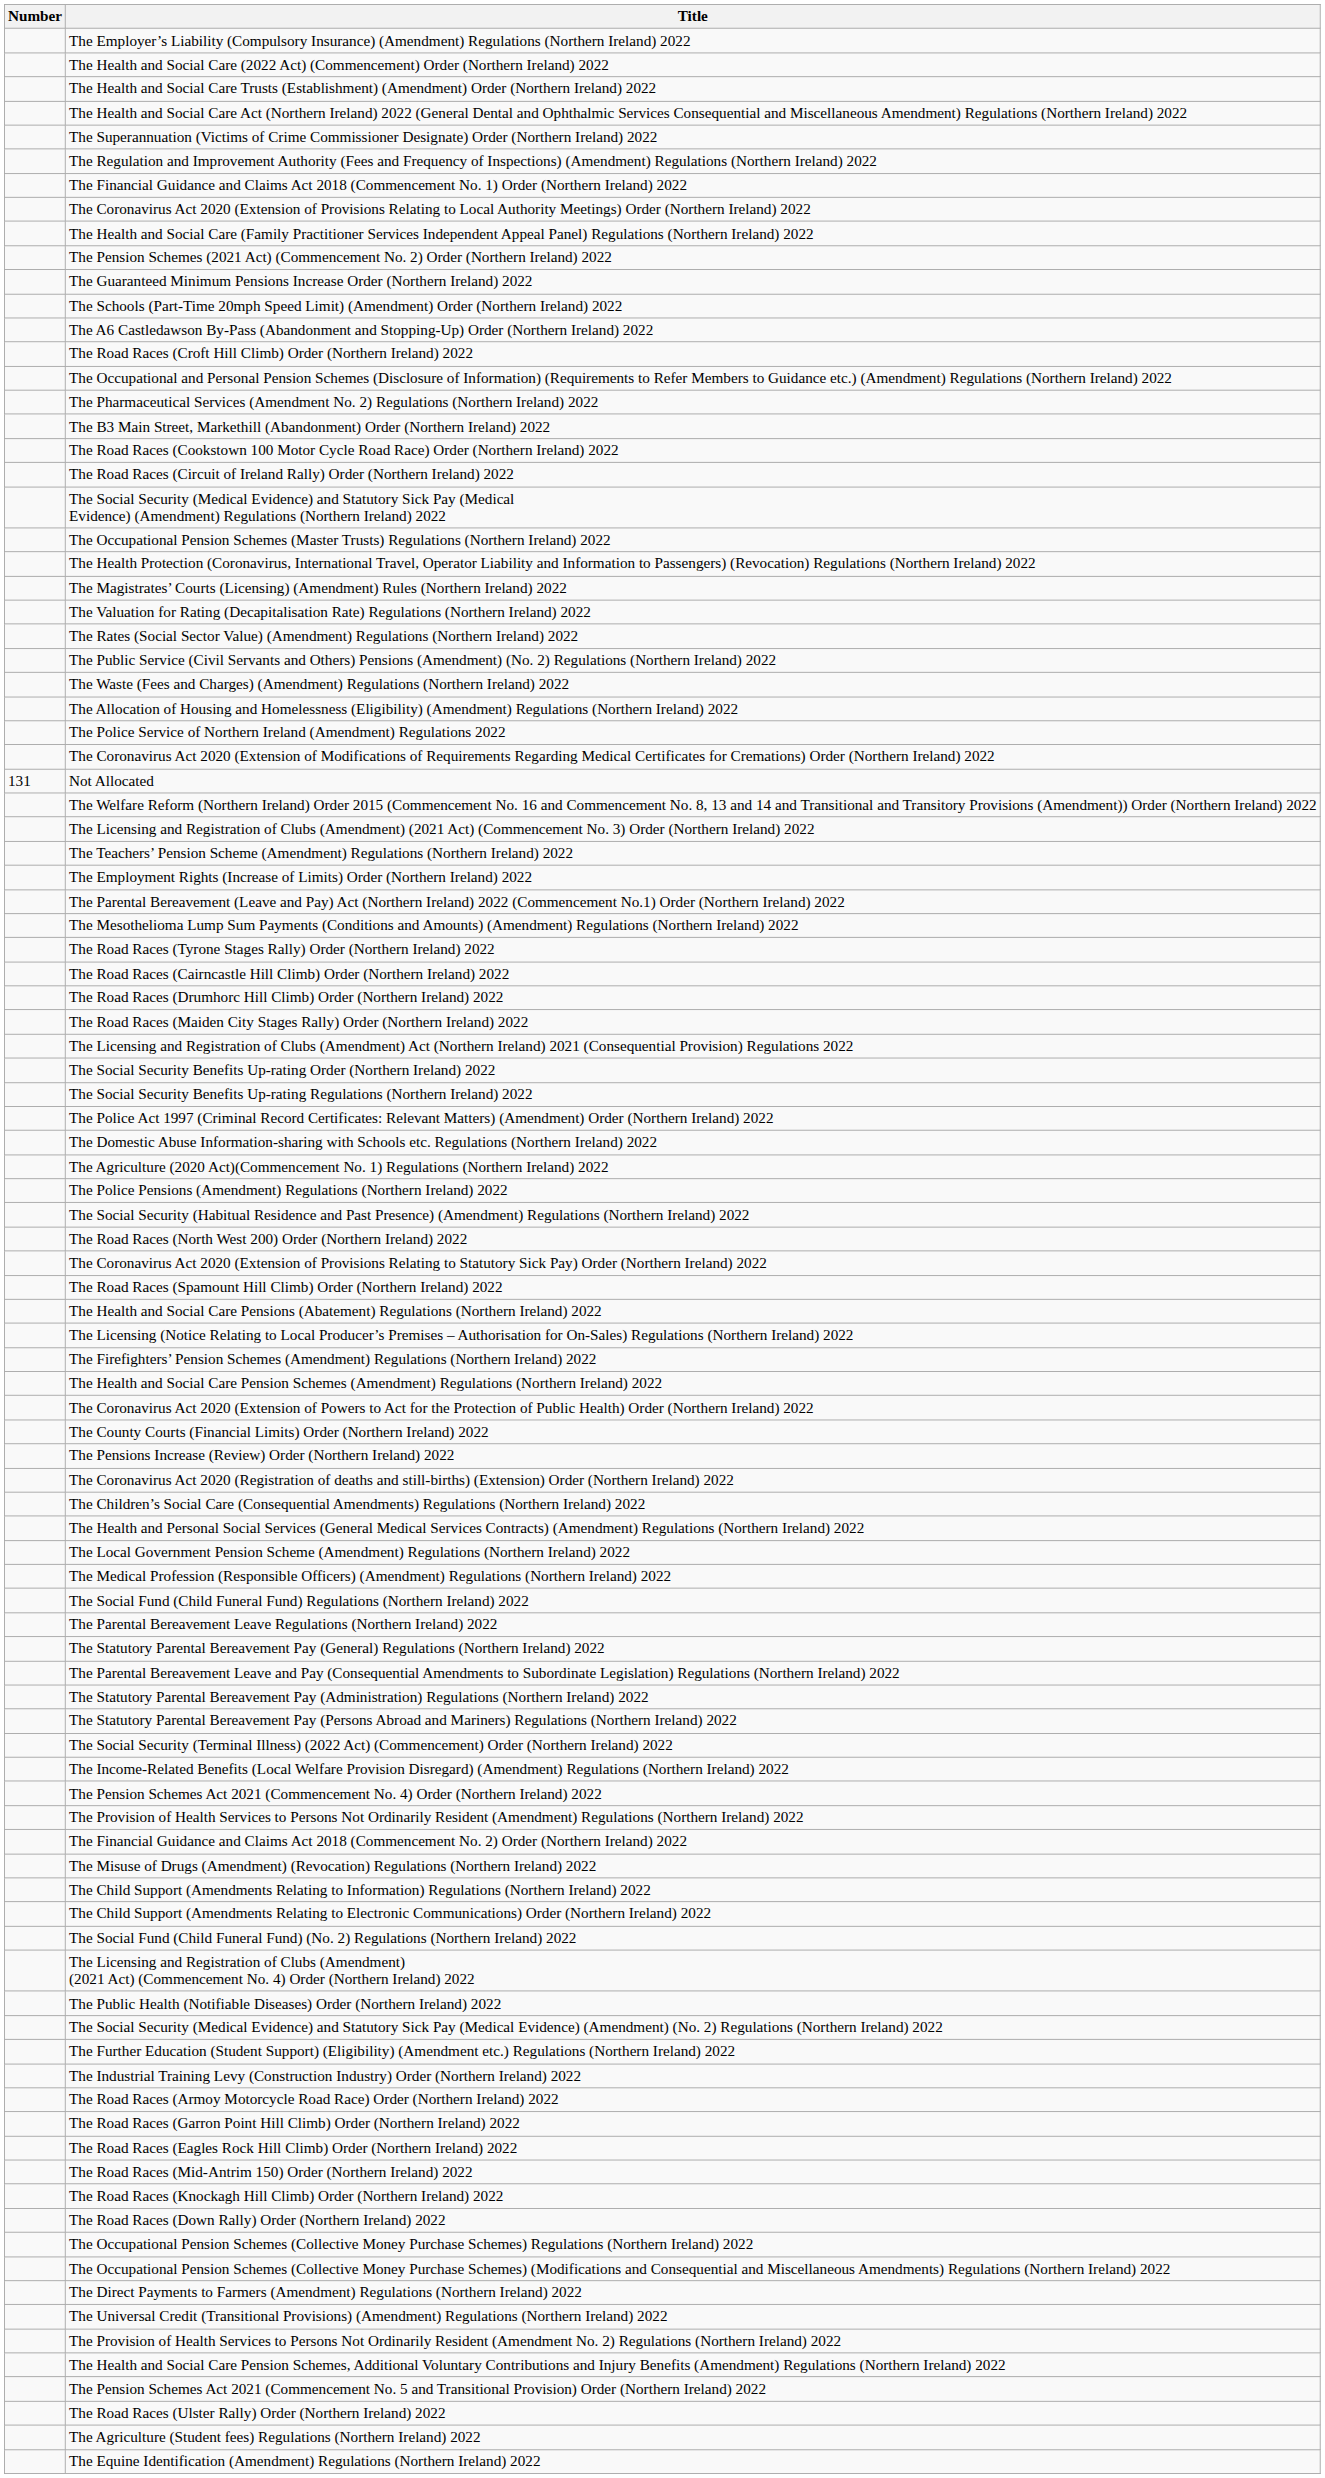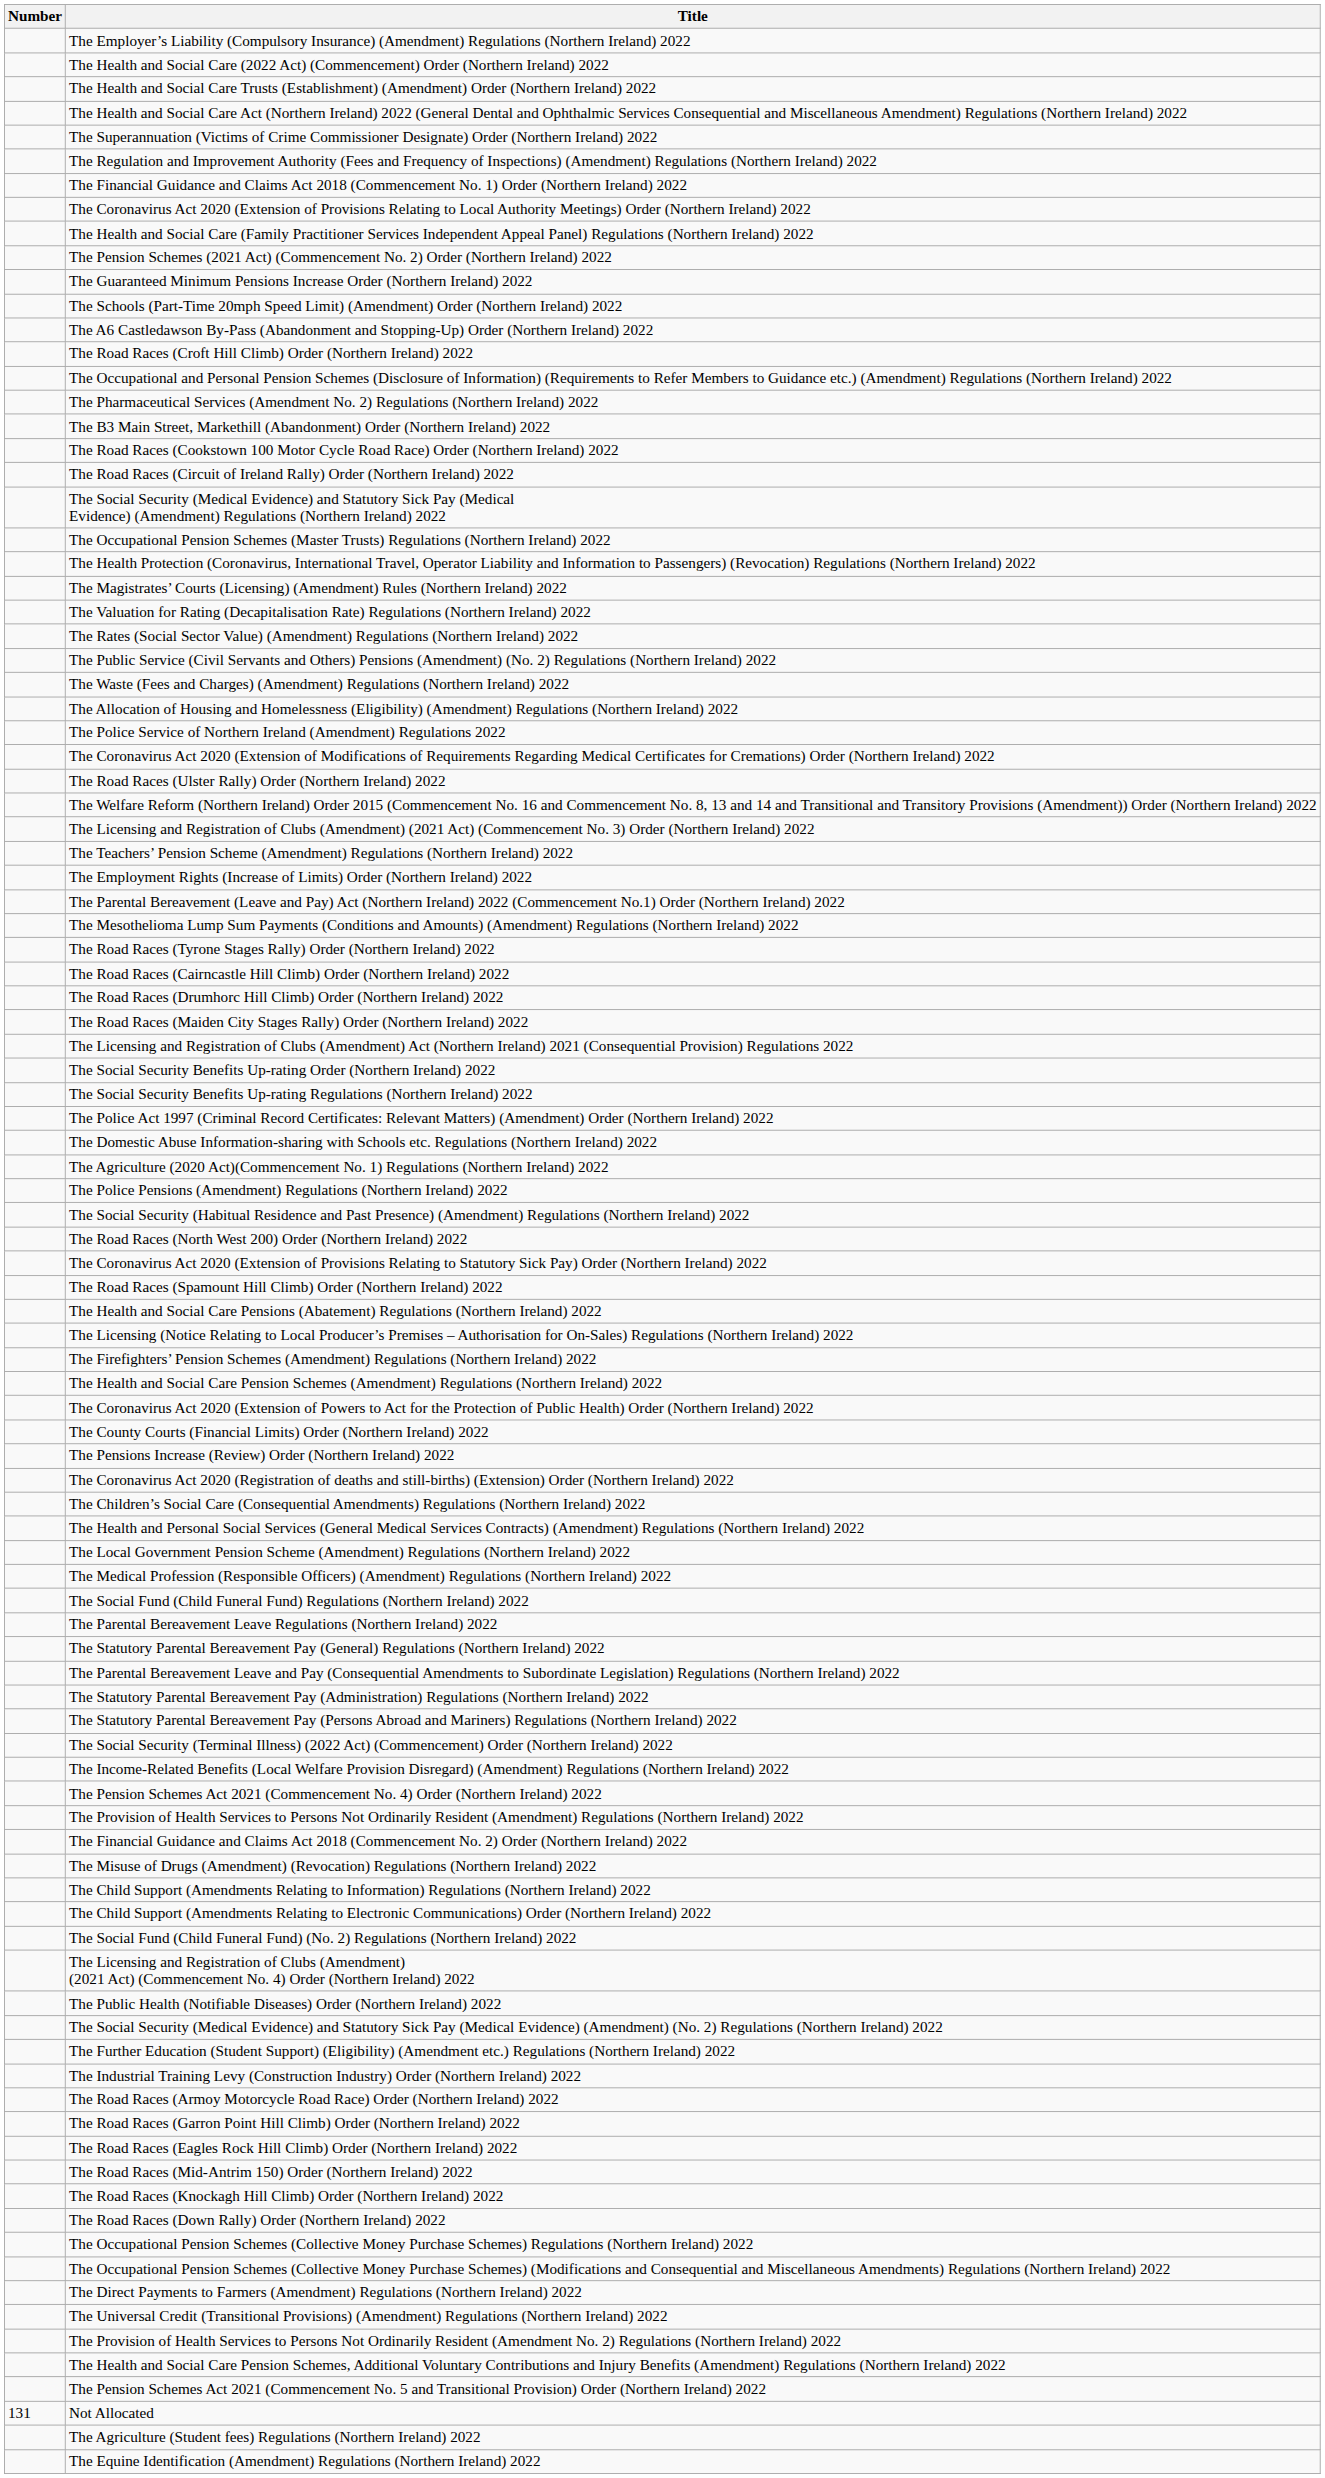rows swapped: (111, 780) <-> (257, 2413)
